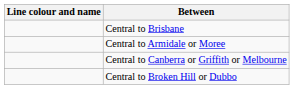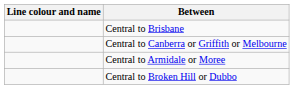rows swapped: (165, 44) <-> (196, 60)
